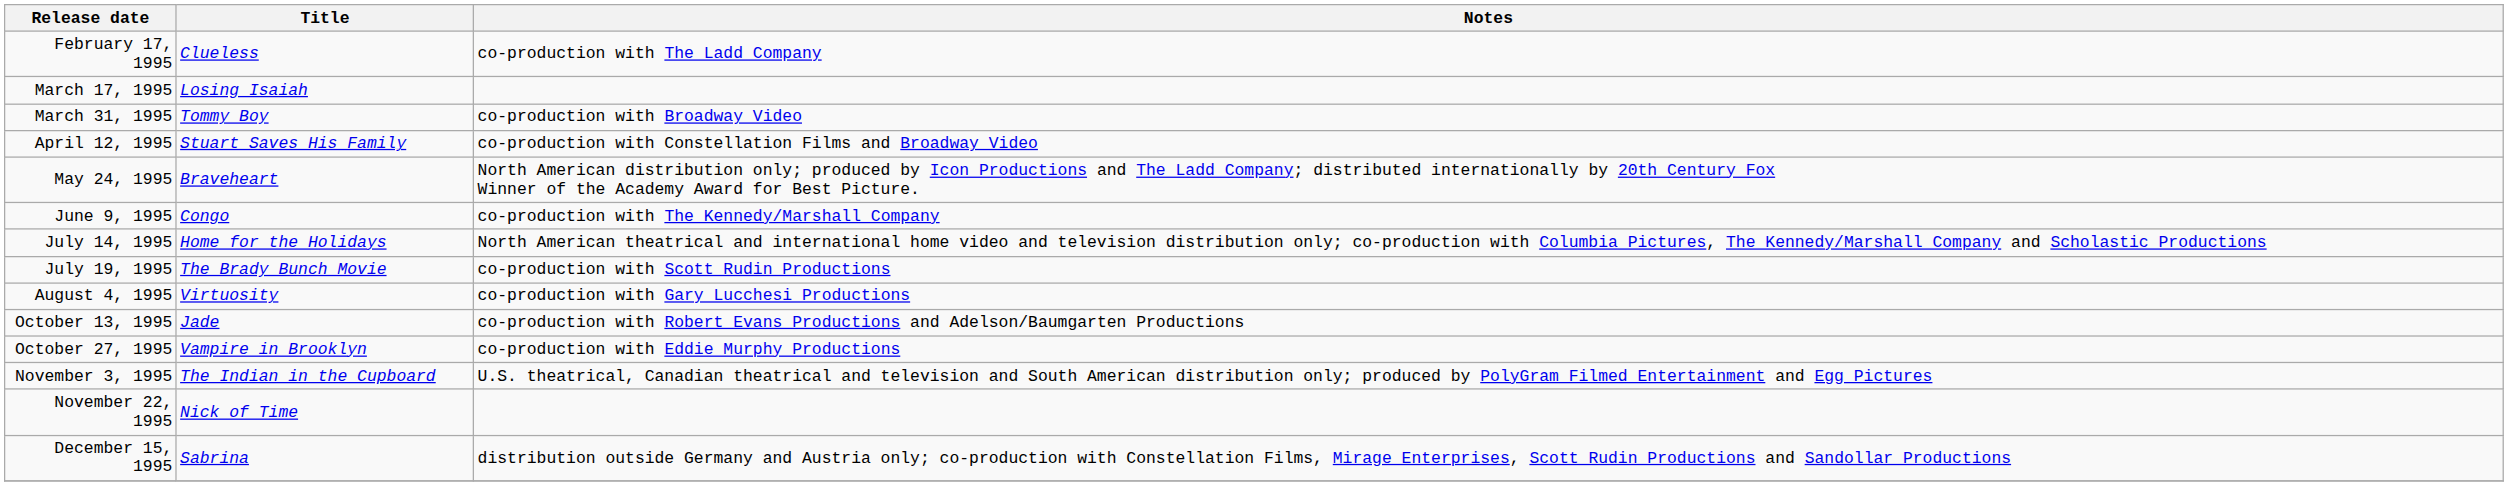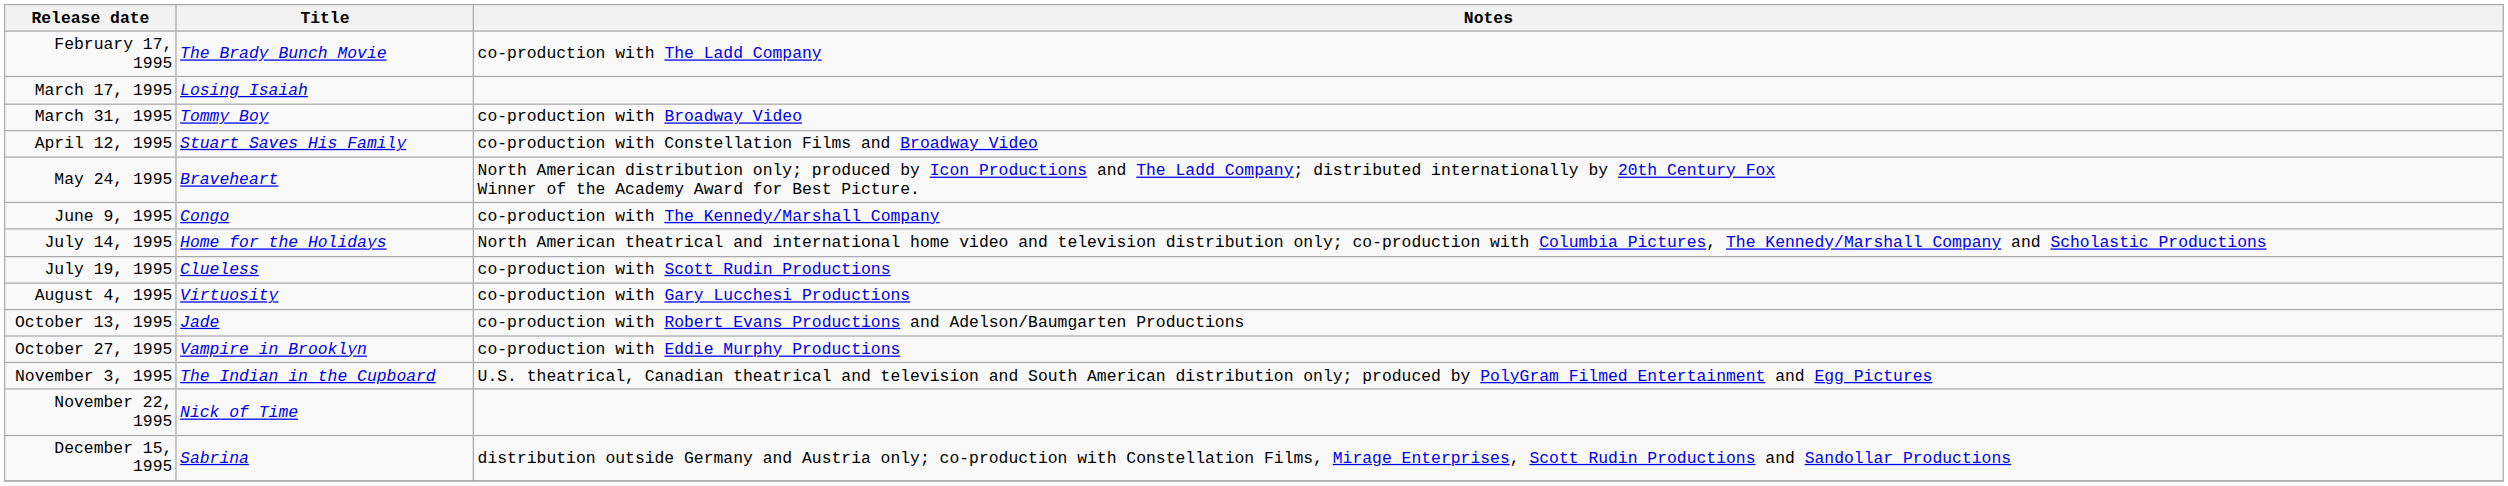(219, 54) Clueless -> (283, 54) The Brady Bunch Movie
(283, 269) The Brady Bunch Movie -> (219, 269) Clueless
